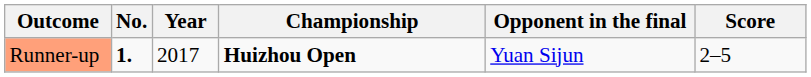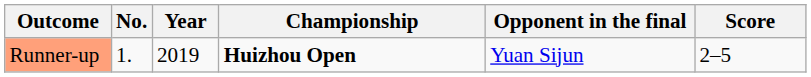(124, 54) bold -> (124, 54) normal
(178, 54) 2017 -> (178, 54) 2019
